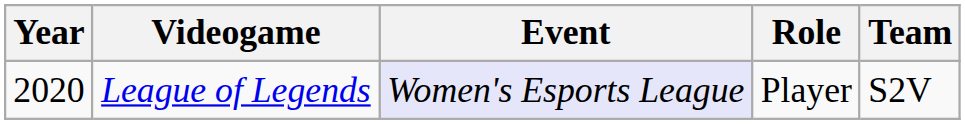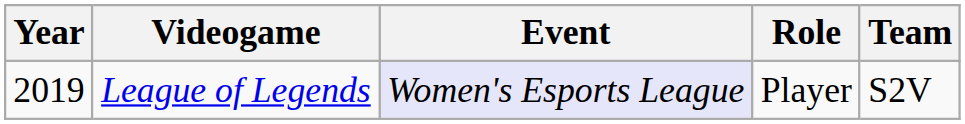(49, 89) 2020 -> (49, 89) 2019
